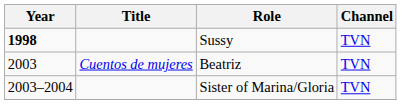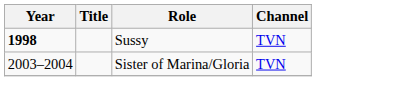- row: (220, 64)
